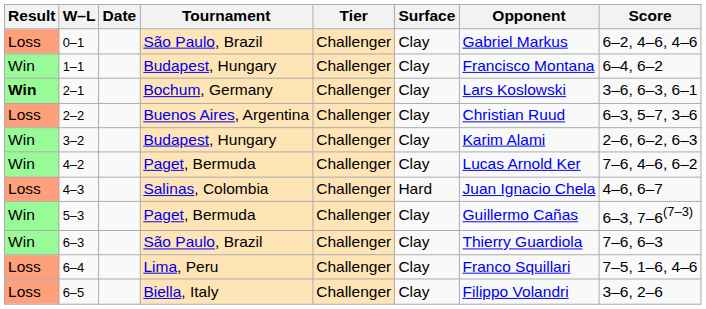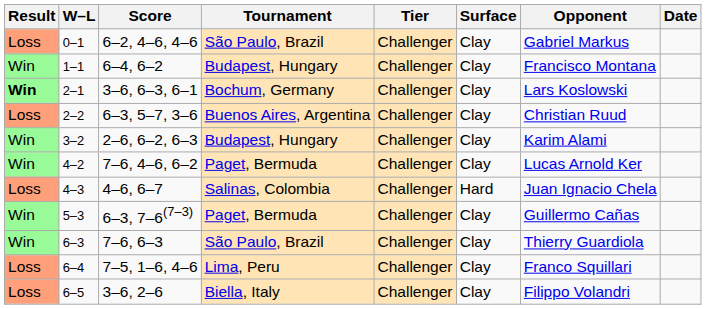columns swapped: (119, 16) <-> (650, 16)
